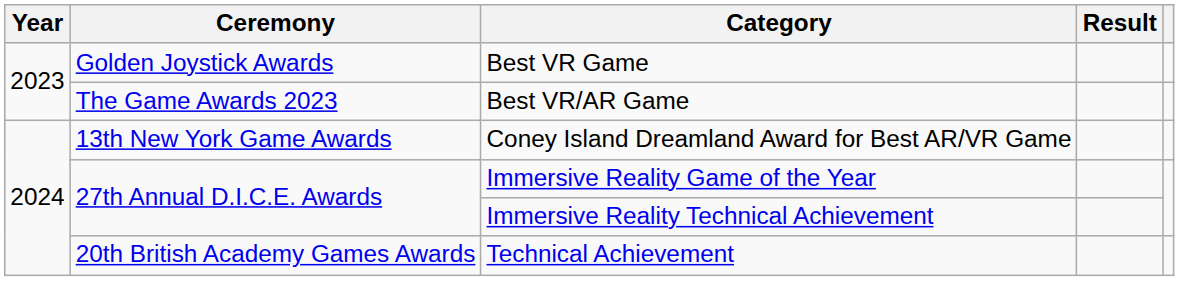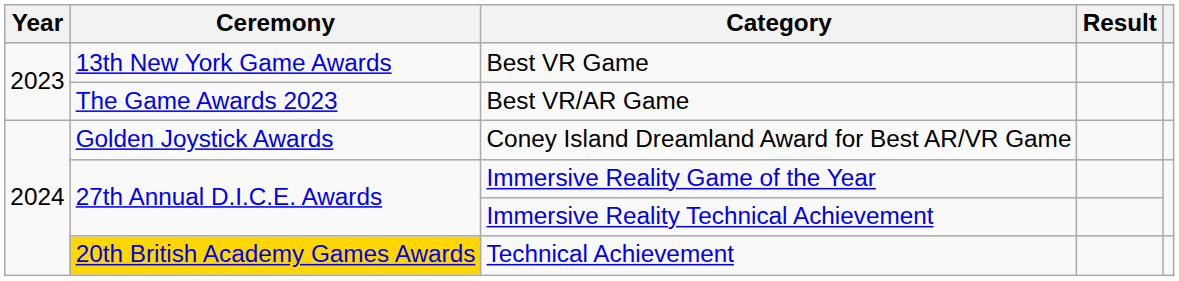(205, 62) Golden Joystick Awards -> (234, 62) 13th New York Game Awards
(234, 139) 13th New York Game Awards -> (205, 139) Golden Joystick Awards
(276, 255) no background -> (276, 255) gold background
